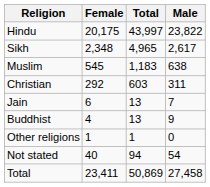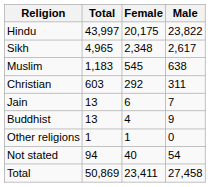columns swapped: (146, 13) <-> (104, 13)
